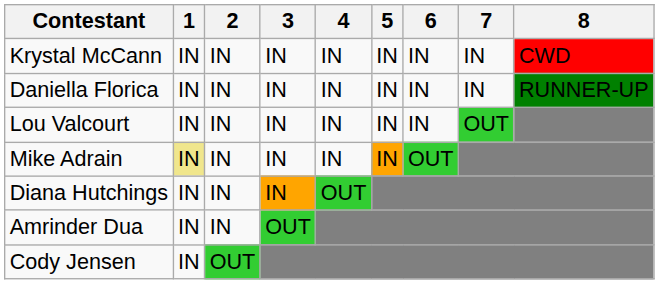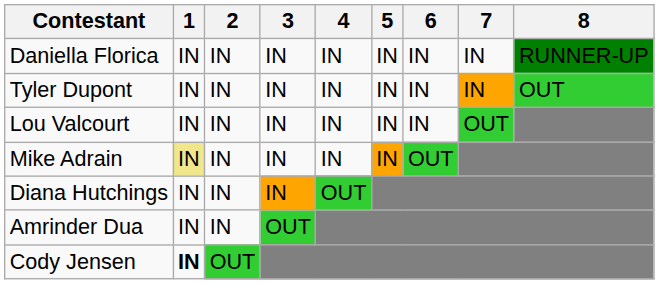- row: (86, 55)
+ row: (71, 90)
(189, 261) normal -> (189, 261) bold
